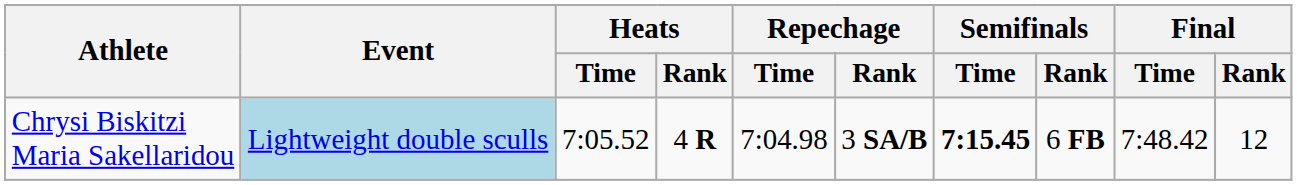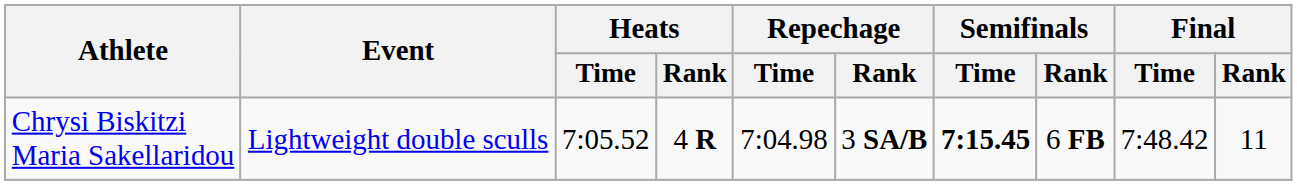(398, 138) lightblue background -> (398, 138) no background
(1254, 138) 12 -> (1254, 138) 11
